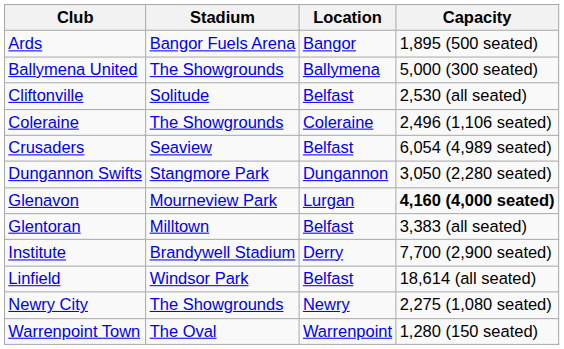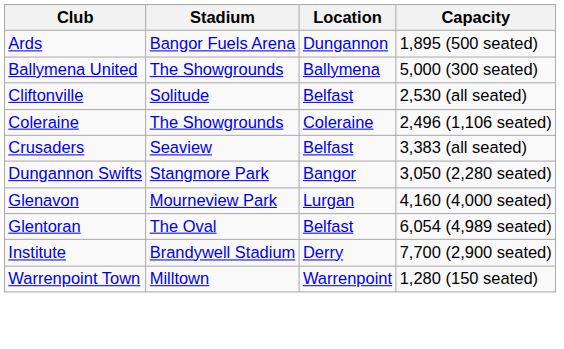(329, 43) Bangor -> (346, 43) Dungannon
(476, 148) 6,054 (4,989 seated) -> (463, 148) 3,383 (all seated)
(346, 174) Dungannon -> (329, 174) Bangor
(477, 200) bold -> (476, 200) normal
(179, 226) Milltown -> (183, 226) The Oval
(463, 226) 3,383 (all seated) -> (476, 226) 6,054 (4,989 seated)
- row: (34, 278)
- row: (48, 305)
(183, 331) The Oval -> (179, 278) Milltown
